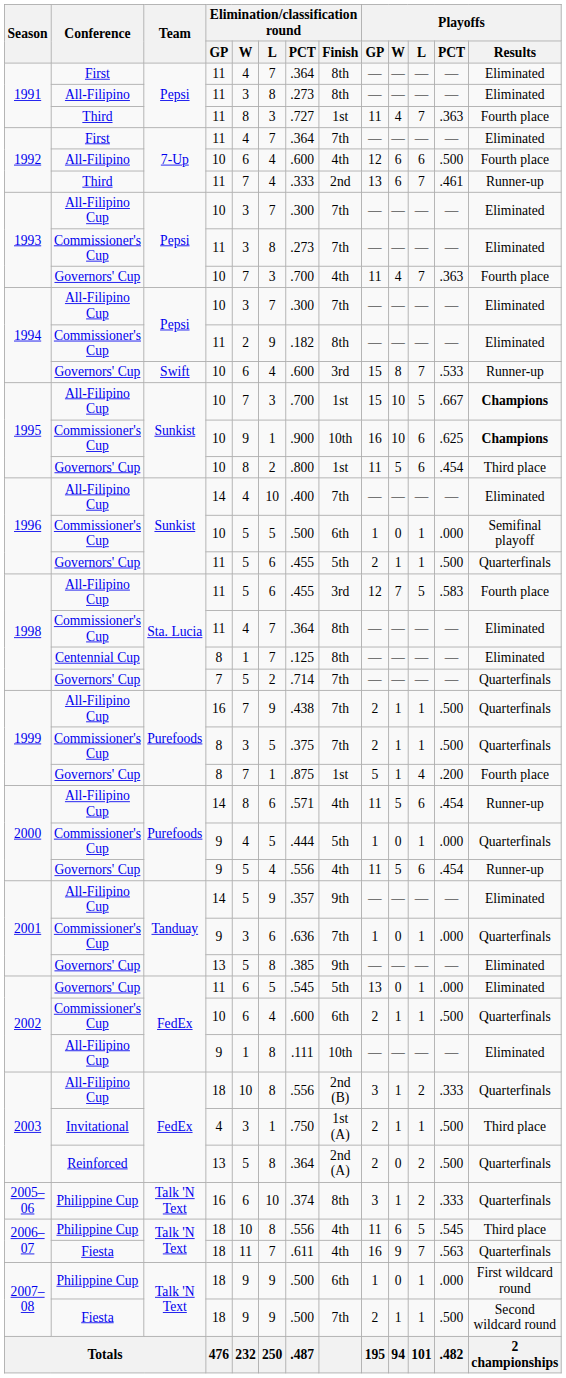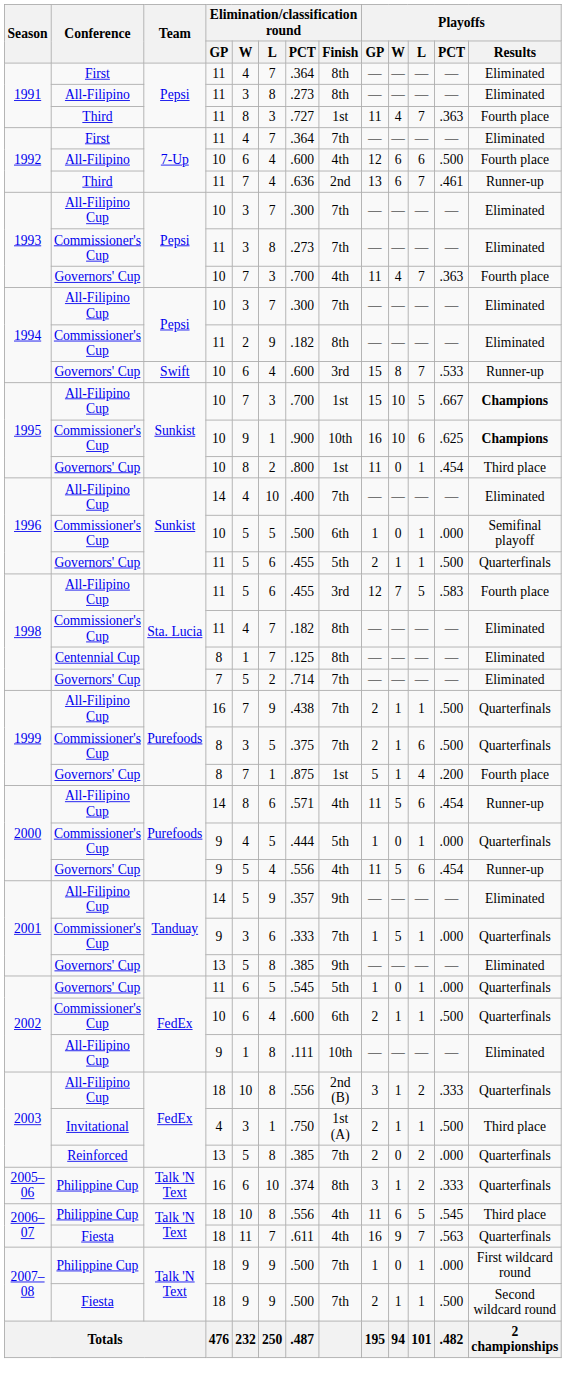(302, 181) .333 -> (302, 181) .636
(398, 467) 5 -> (398, 467) 0
(421, 467) 6 -> (421, 467) 1
(302, 628) .364 -> (302, 628) .182
(515, 679) Quarterfinals -> (515, 679) Eliminated
(421, 745) 1 -> (421, 745) 6
(302, 936) .636 -> (302, 936) .333
(398, 936) 0 -> (398, 936) 5
(375, 987) 13 -> (375, 987) 1
(515, 987) Eliminated -> (515, 987) Quarterfinals
(302, 1163) .364 -> (302, 1156) .385
(340, 1163) 2nd (A) -> (340, 1156) 7th
(451, 1163) .500 -> (451, 1156) .000
(340, 1280) 6th -> (340, 1265) 7th
